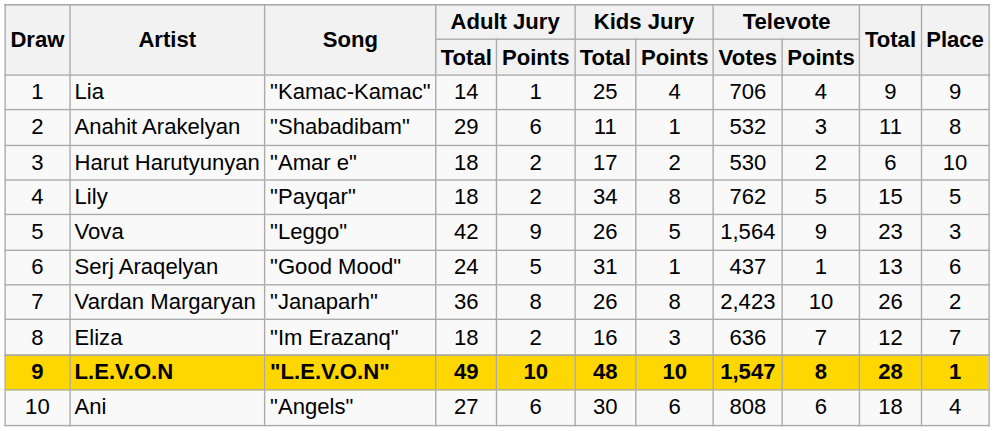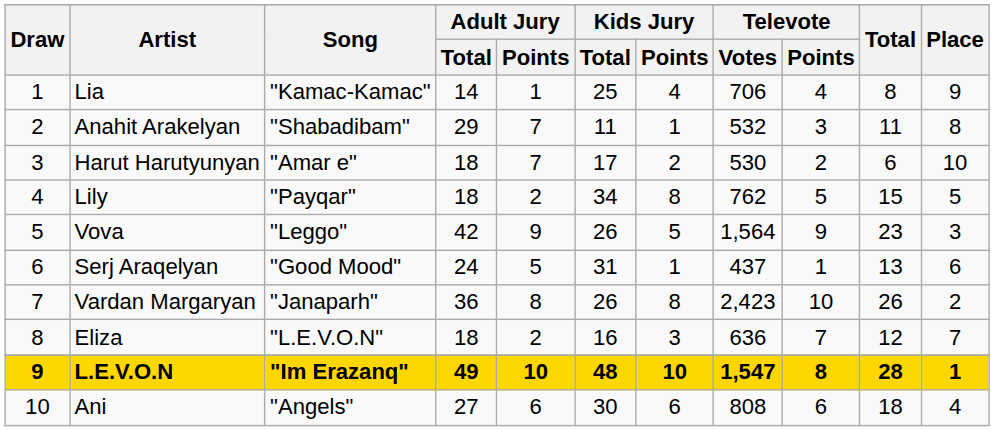(890, 92) 9 -> (890, 92) 8
(536, 127) 6 -> (536, 127) 7
(536, 162) 2 -> (536, 162) 7
(334, 337) "Im Erazanq" -> (327, 337) "L.E.V.O.N"
(330, 372) "L.E.V.O.N" -> (339, 372) "Im Erazanq"
